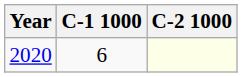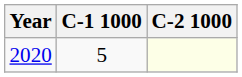(102, 54) 6 -> (102, 54) 5
